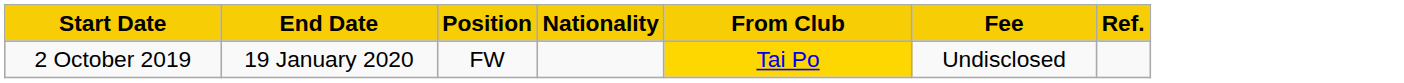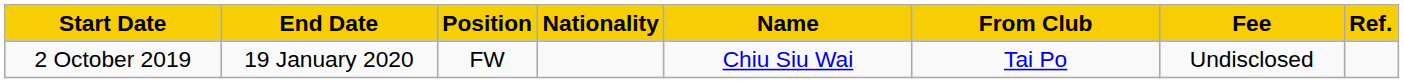+ column: (788, 23)
(788, 59) gold background -> (1036, 59) no background
